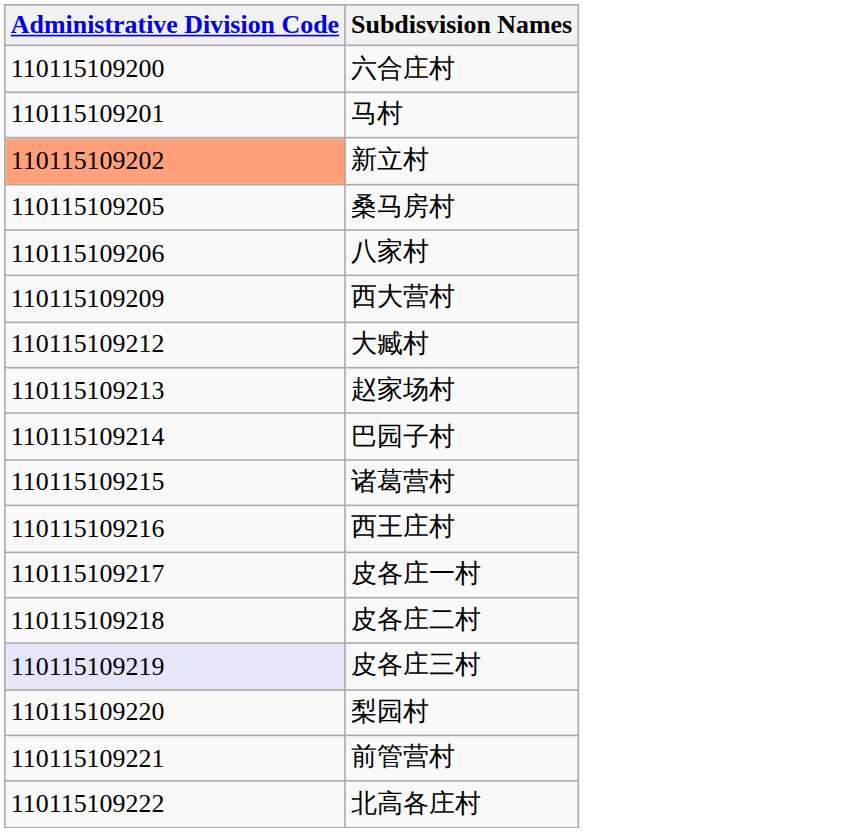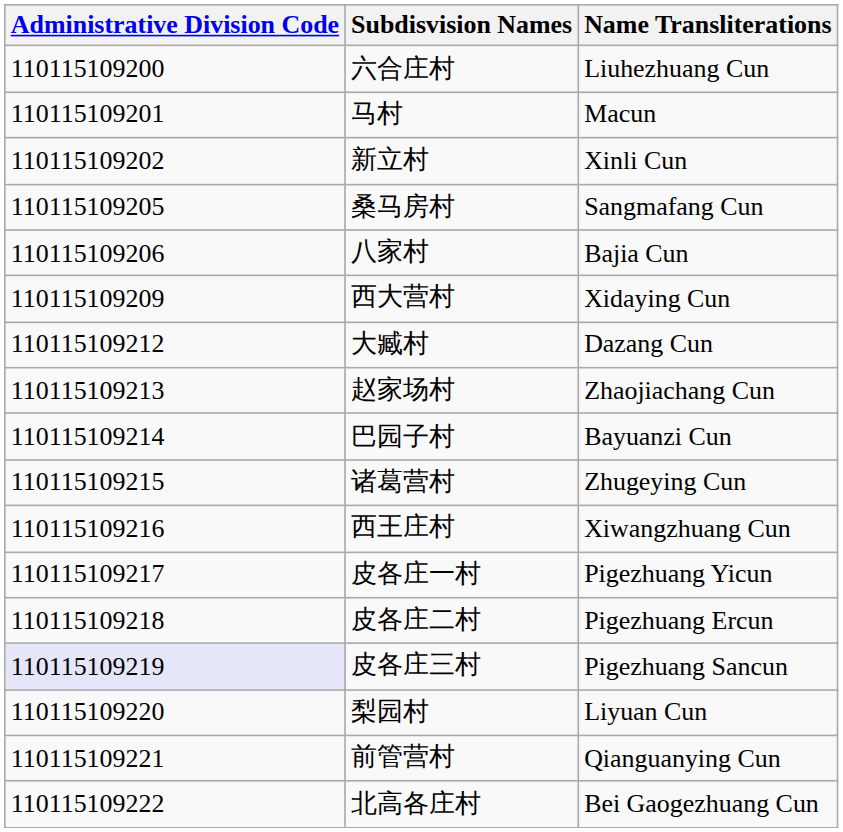+ column: (708, 25)
(88, 160) lightsalmon background -> (88, 160) no background
